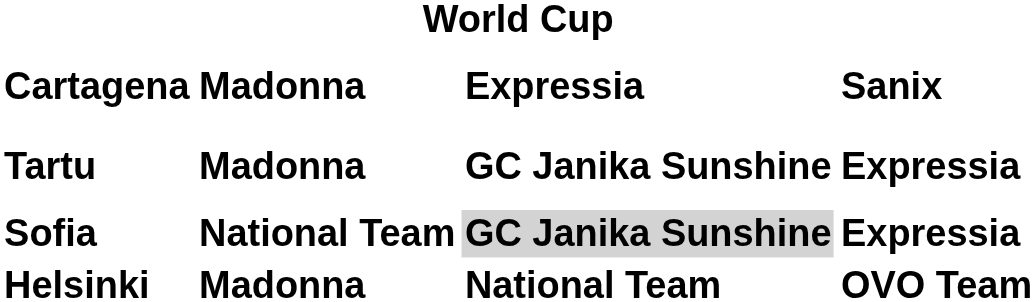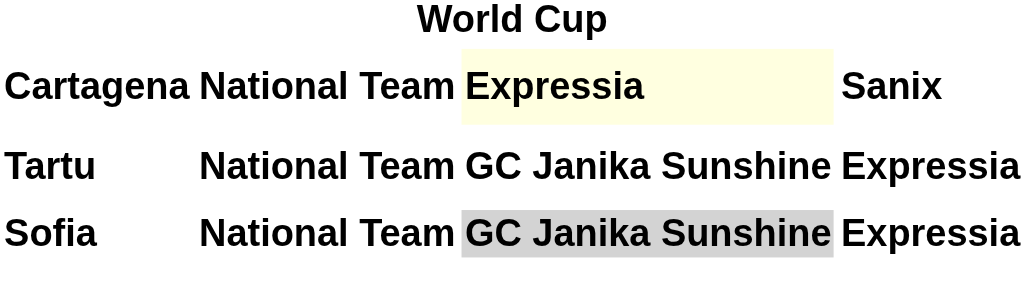(282, 86) Madonna -> (327, 86) National Team
(554, 86) no background -> (554, 86) lightyellow background
(282, 166) Madonna -> (327, 166) National Team
- row: (77, 285)
